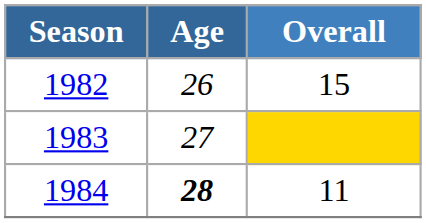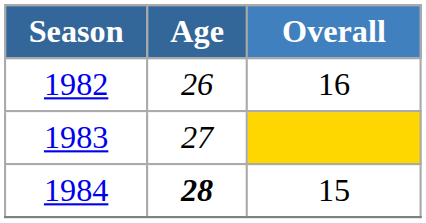(334, 84) 15 -> (334, 84) 16
(334, 190) 11 -> (334, 190) 15
